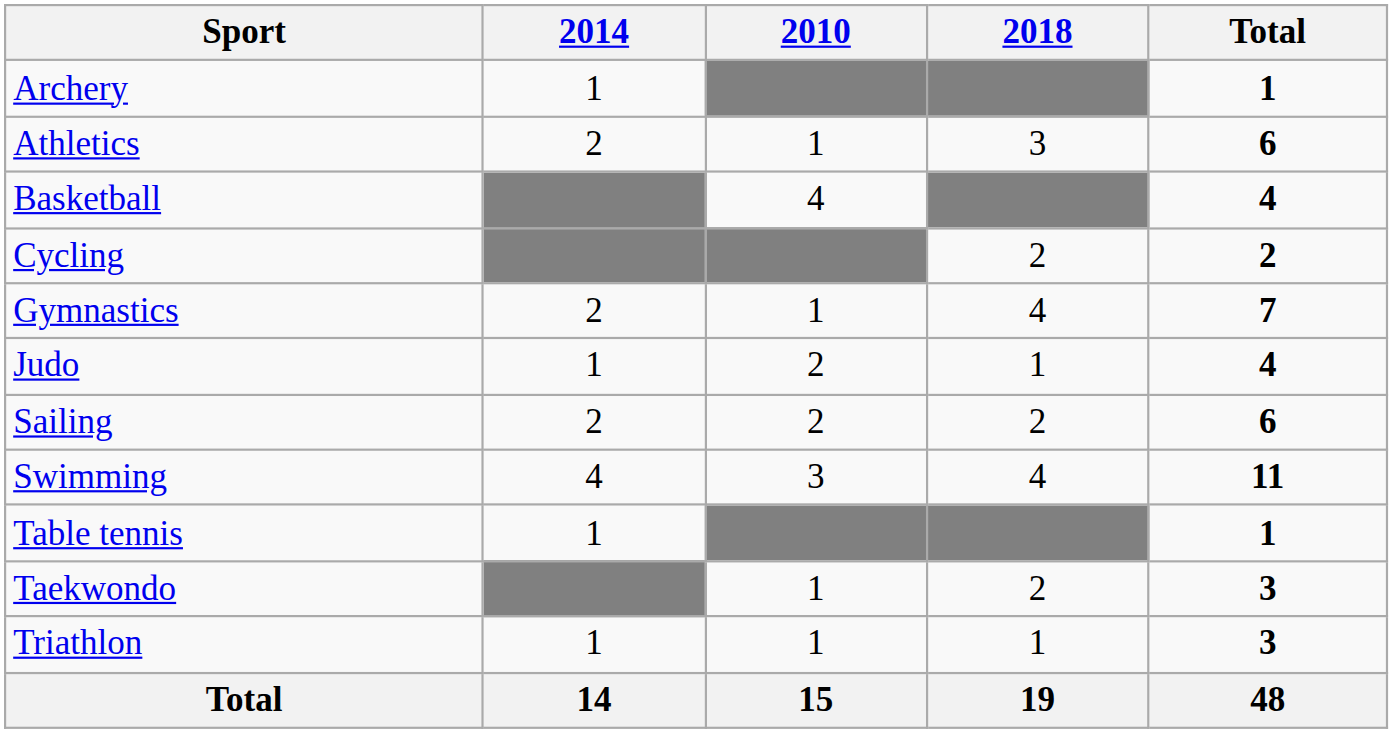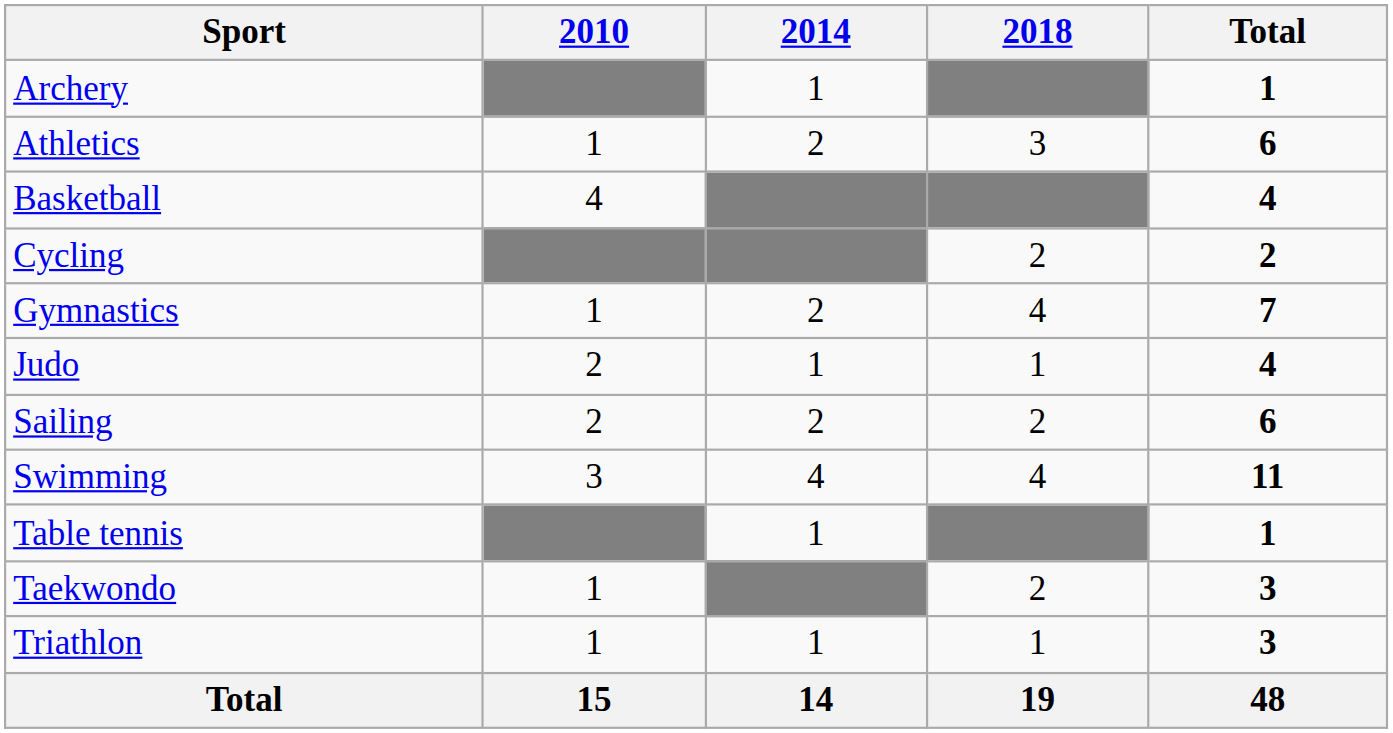columns swapped: (816, 32) <-> (594, 32)
